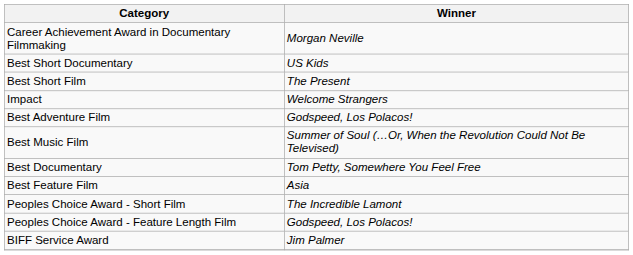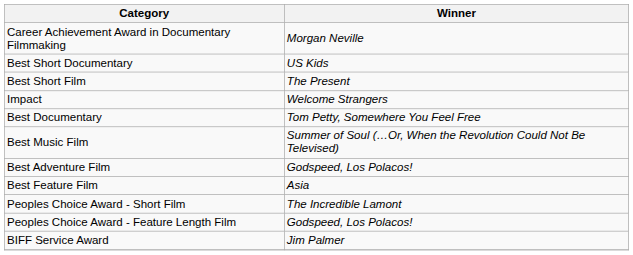rows swapped: (59, 117) <-> (54, 167)
